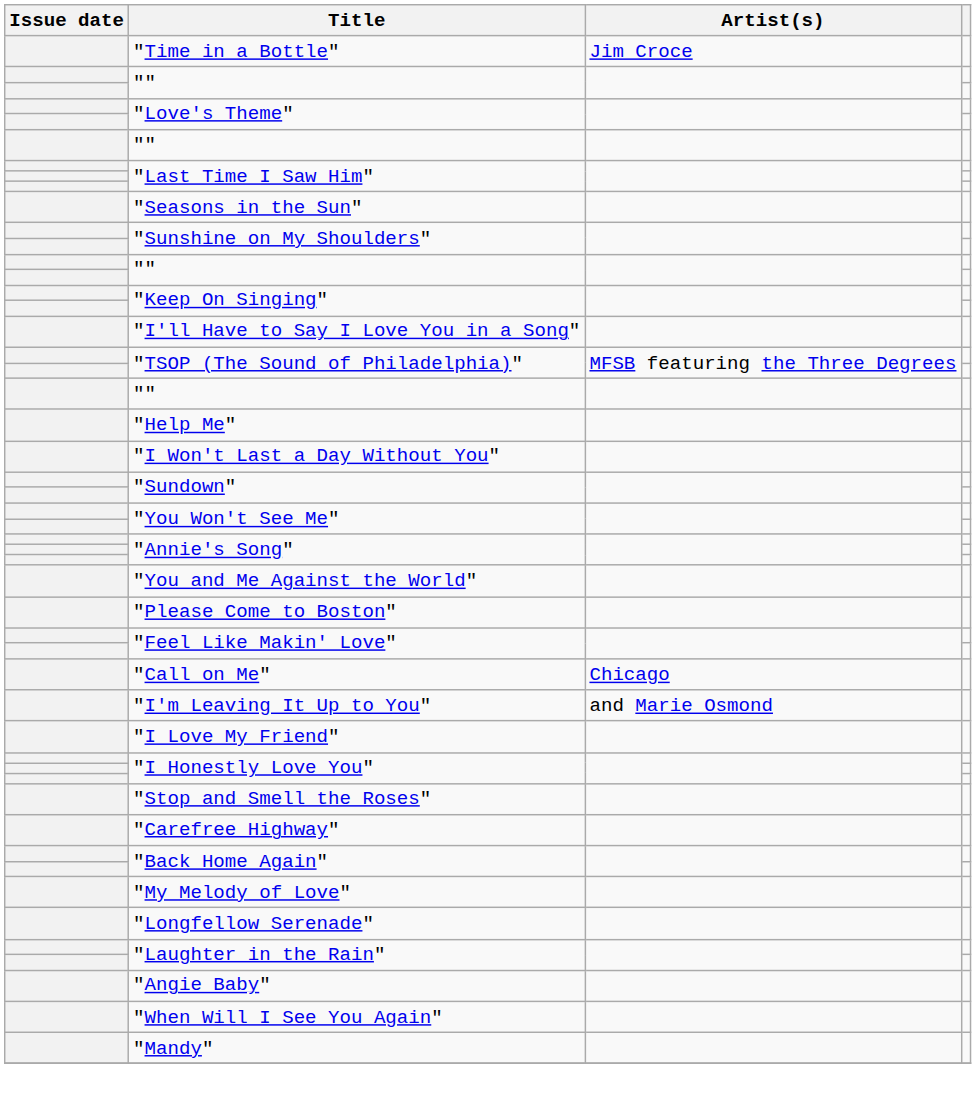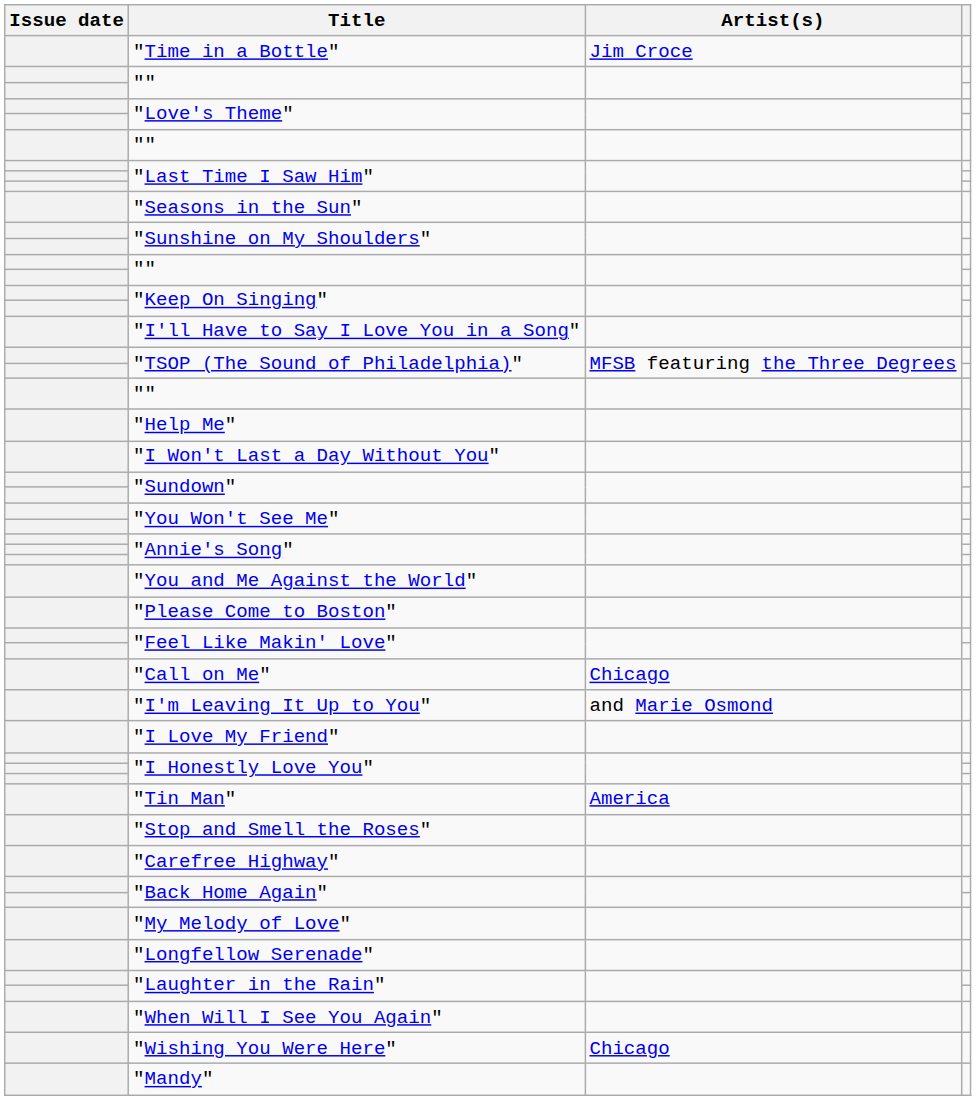+ row: (185, 799)
- row: (202, 986)
+ row: (265, 1048)
